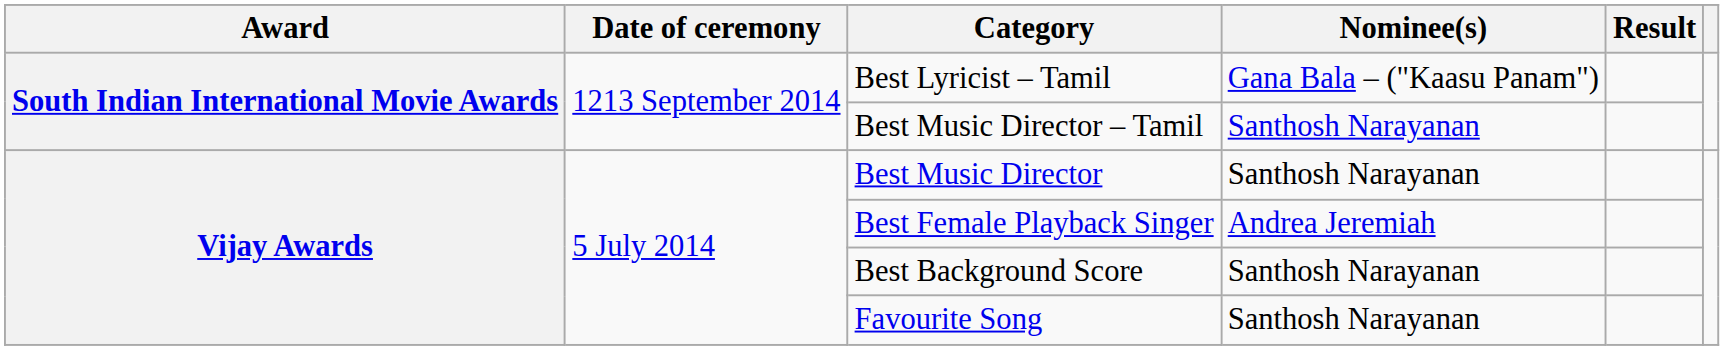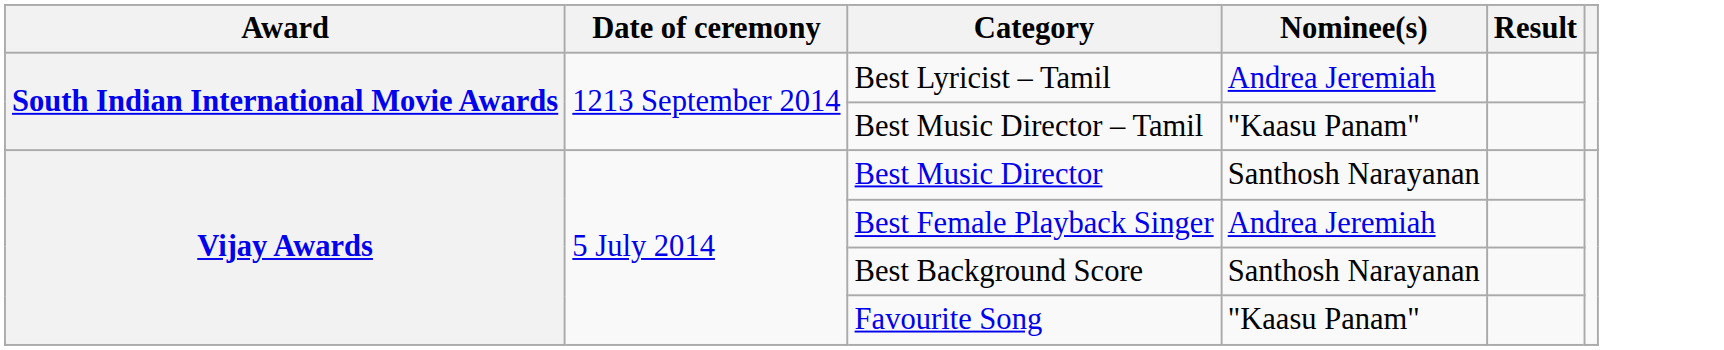(1413, 77) Gana Bala – ("Kaasu Panam") -> (1332, 77) Andrea Jeremiah
(1354, 125) Santhosh Narayanan -> (1324, 125) "Kaasu Panam"
(1354, 319) Santhosh Narayanan -> (1324, 319) "Kaasu Panam"
